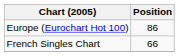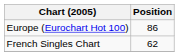(153, 43) 66 -> (153, 43) 62
